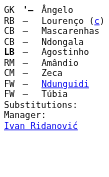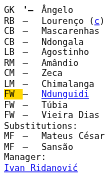(9, 52) bold -> (9, 52) normal
+ row: (68, 84)
(9, 84) no background -> (9, 94) gold background
+ row: (71, 115)
+ row: (73, 136)
+ row: (57, 147)
